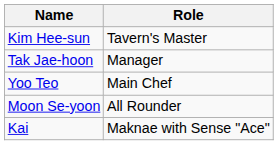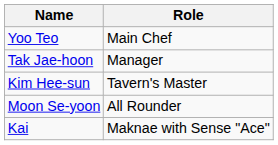rows swapped: (49, 38) <-> (33, 83)
